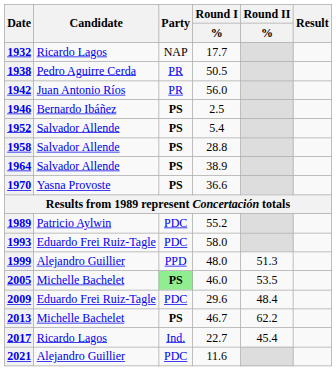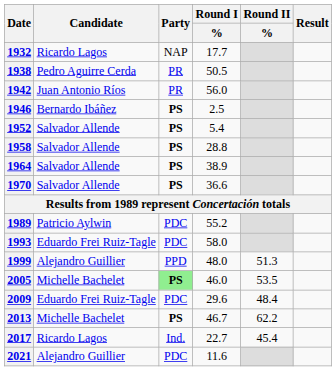(74, 185) Yasna Provoste -> (78, 185) Salvador Allende
